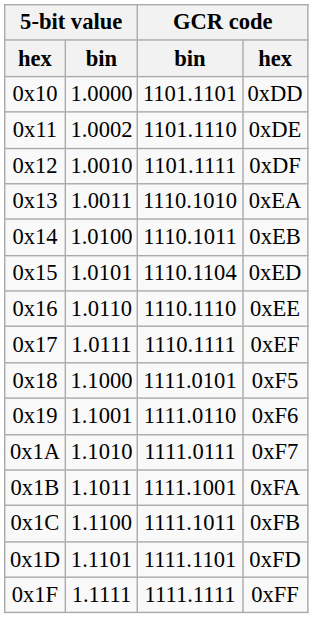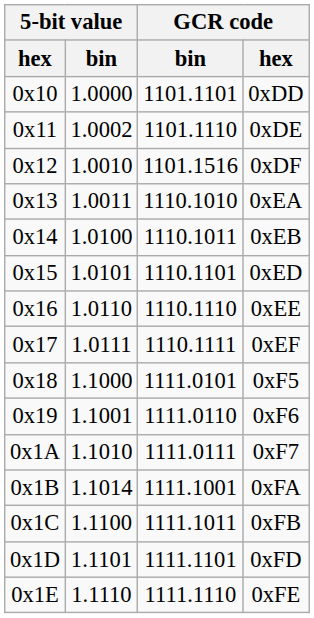(190, 165) 1101.1111 -> (190, 165) 1101.1516
(190, 272) 1110.1104 -> (190, 272) 1110.1101
(101, 487) 1.1011 -> (101, 487) 1.1014
+ row: (276, 594)
- row: (275, 594)
